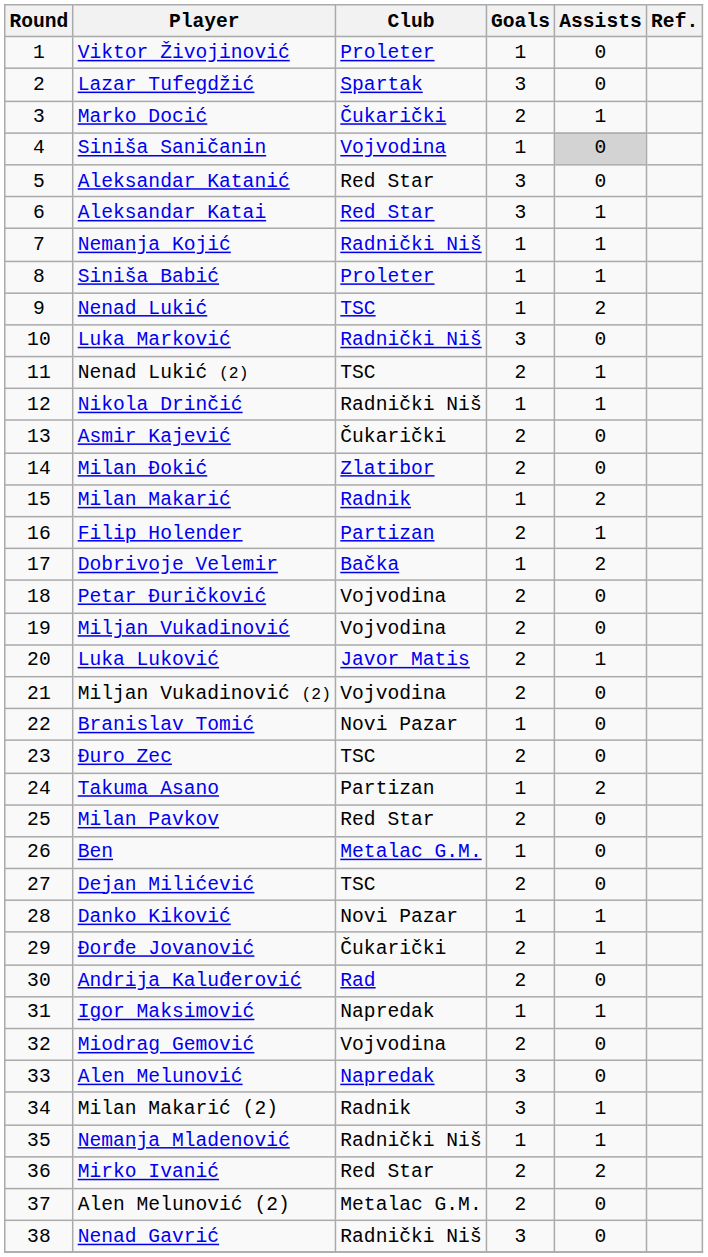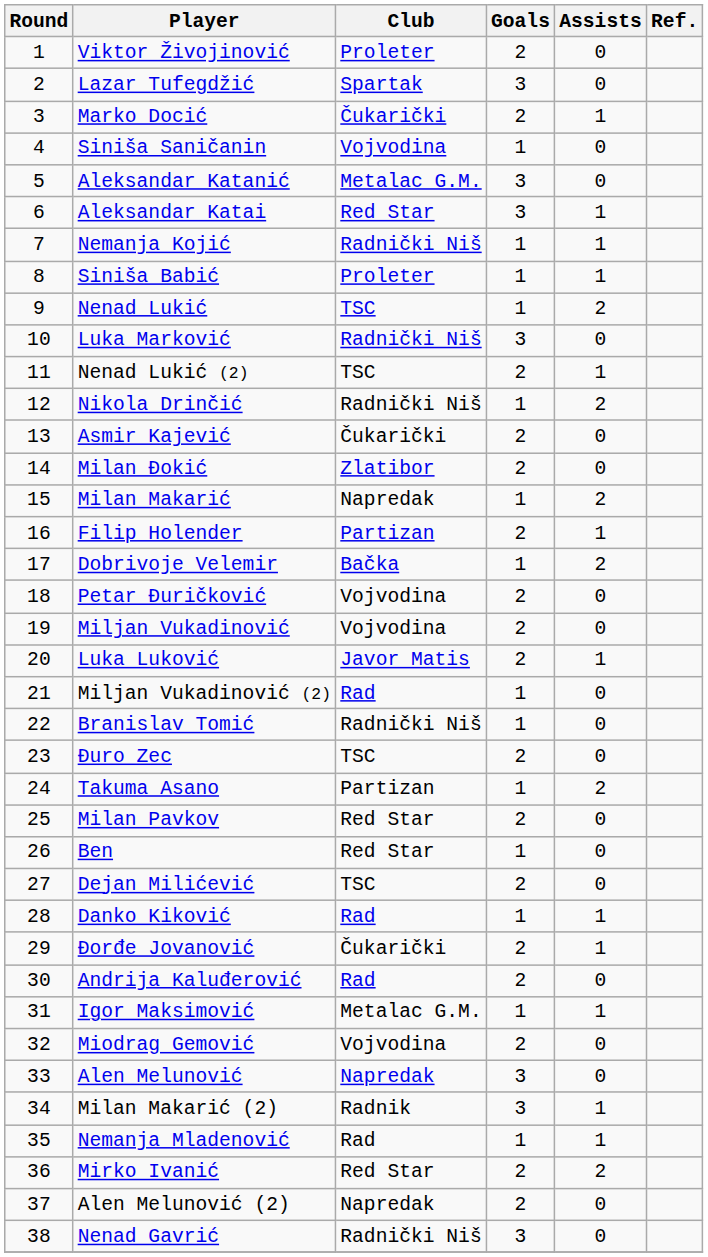(520, 53) 1 -> (520, 53) 2
(600, 149) lightgrey background -> (600, 149) no background
(387, 181) Red Star -> (411, 181) Metalac G.M.
(600, 405) 1 -> (600, 405) 2
(376, 501) Radnik -> (387, 501) Napredak
(393, 693) Vojvodina -> (358, 693) Rad
(520, 693) 2 -> (520, 693) 1
(399, 725) Novi Pazar -> (411, 725) Radnički Niš
(411, 853) Metalac G.M. -> (387, 853) Red Star
(399, 917) Novi Pazar -> (358, 917) Rad
(387, 1013) Napredak -> (411, 1013) Metalac G.M.
(411, 1141) Radnički Niš -> (358, 1141) Rad
(411, 1204) Metalac G.M. -> (387, 1204) Napredak
